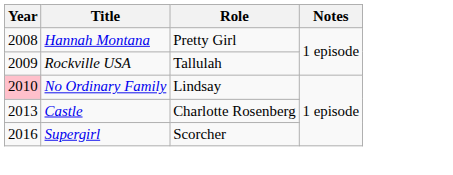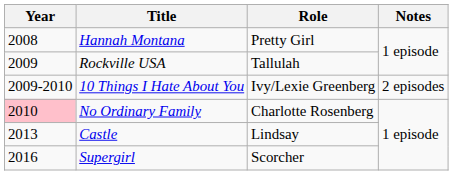+ row: (162, 87)
(197, 87) Lindsay -> (312, 110) Charlotte Rosenberg
(234, 110) Charlotte Rosenberg -> (275, 134) Lindsay
